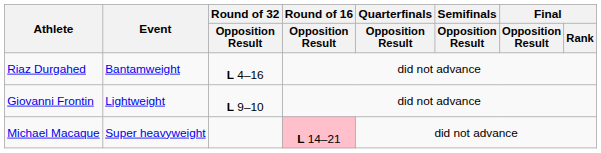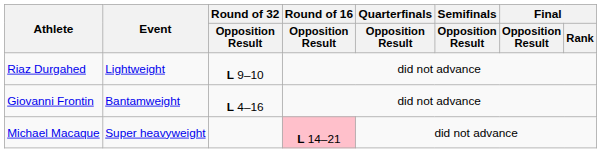(143, 69) Bantamweight -> (135, 69) Lightweight
(245, 76) L 4–16 -> (245, 76) L 9–10
(135, 101) Lightweight -> (143, 101) Bantamweight
(245, 108) L 9–10 -> (245, 108) L 4–16
